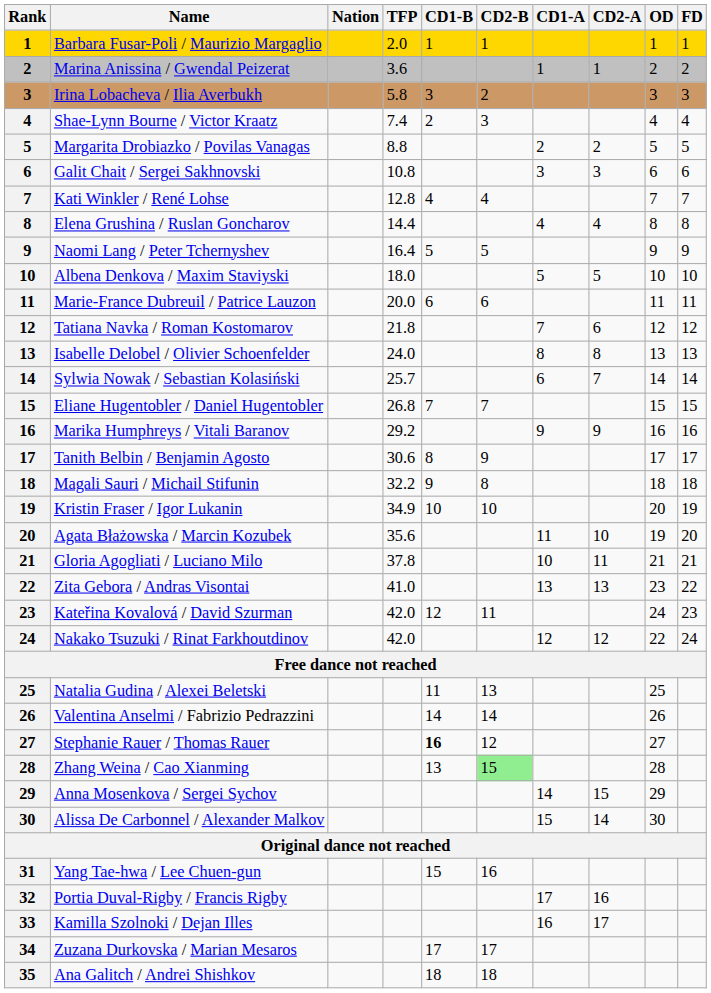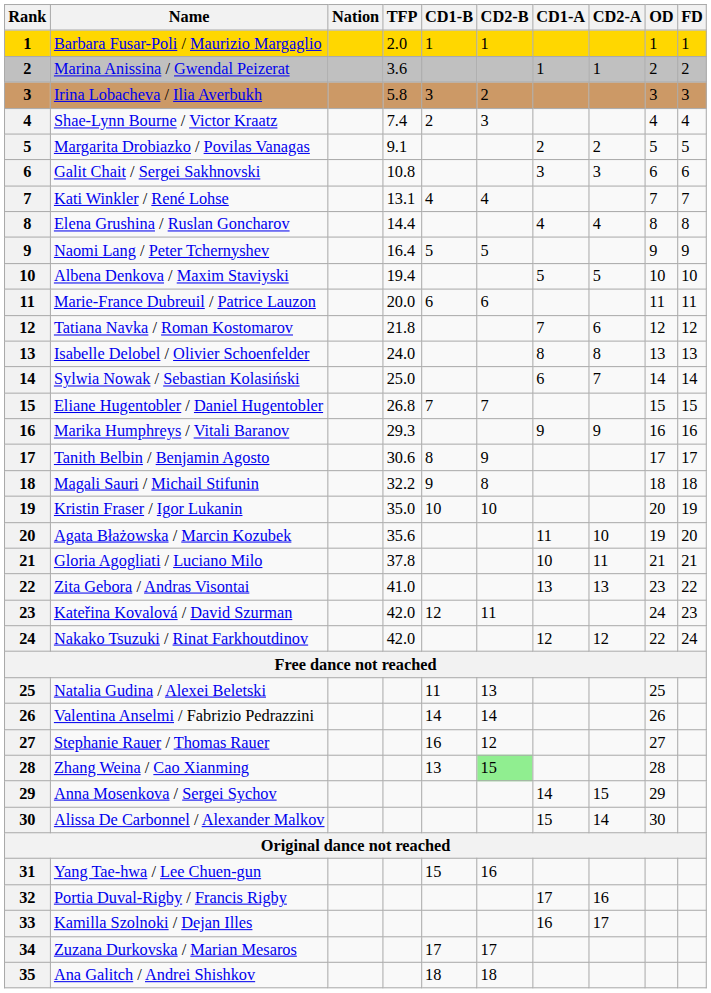(397, 146) 8.8 -> (397, 146) 9.1
(401, 198) 12.8 -> (401, 198) 13.1
(401, 276) 18.0 -> (401, 276) 19.4
(401, 379) 25.7 -> (401, 379) 25.0
(401, 431) 29.2 -> (401, 431) 29.3
(401, 509) 34.9 -> (401, 509) 35.0
(433, 742) bold -> (433, 742) normal
